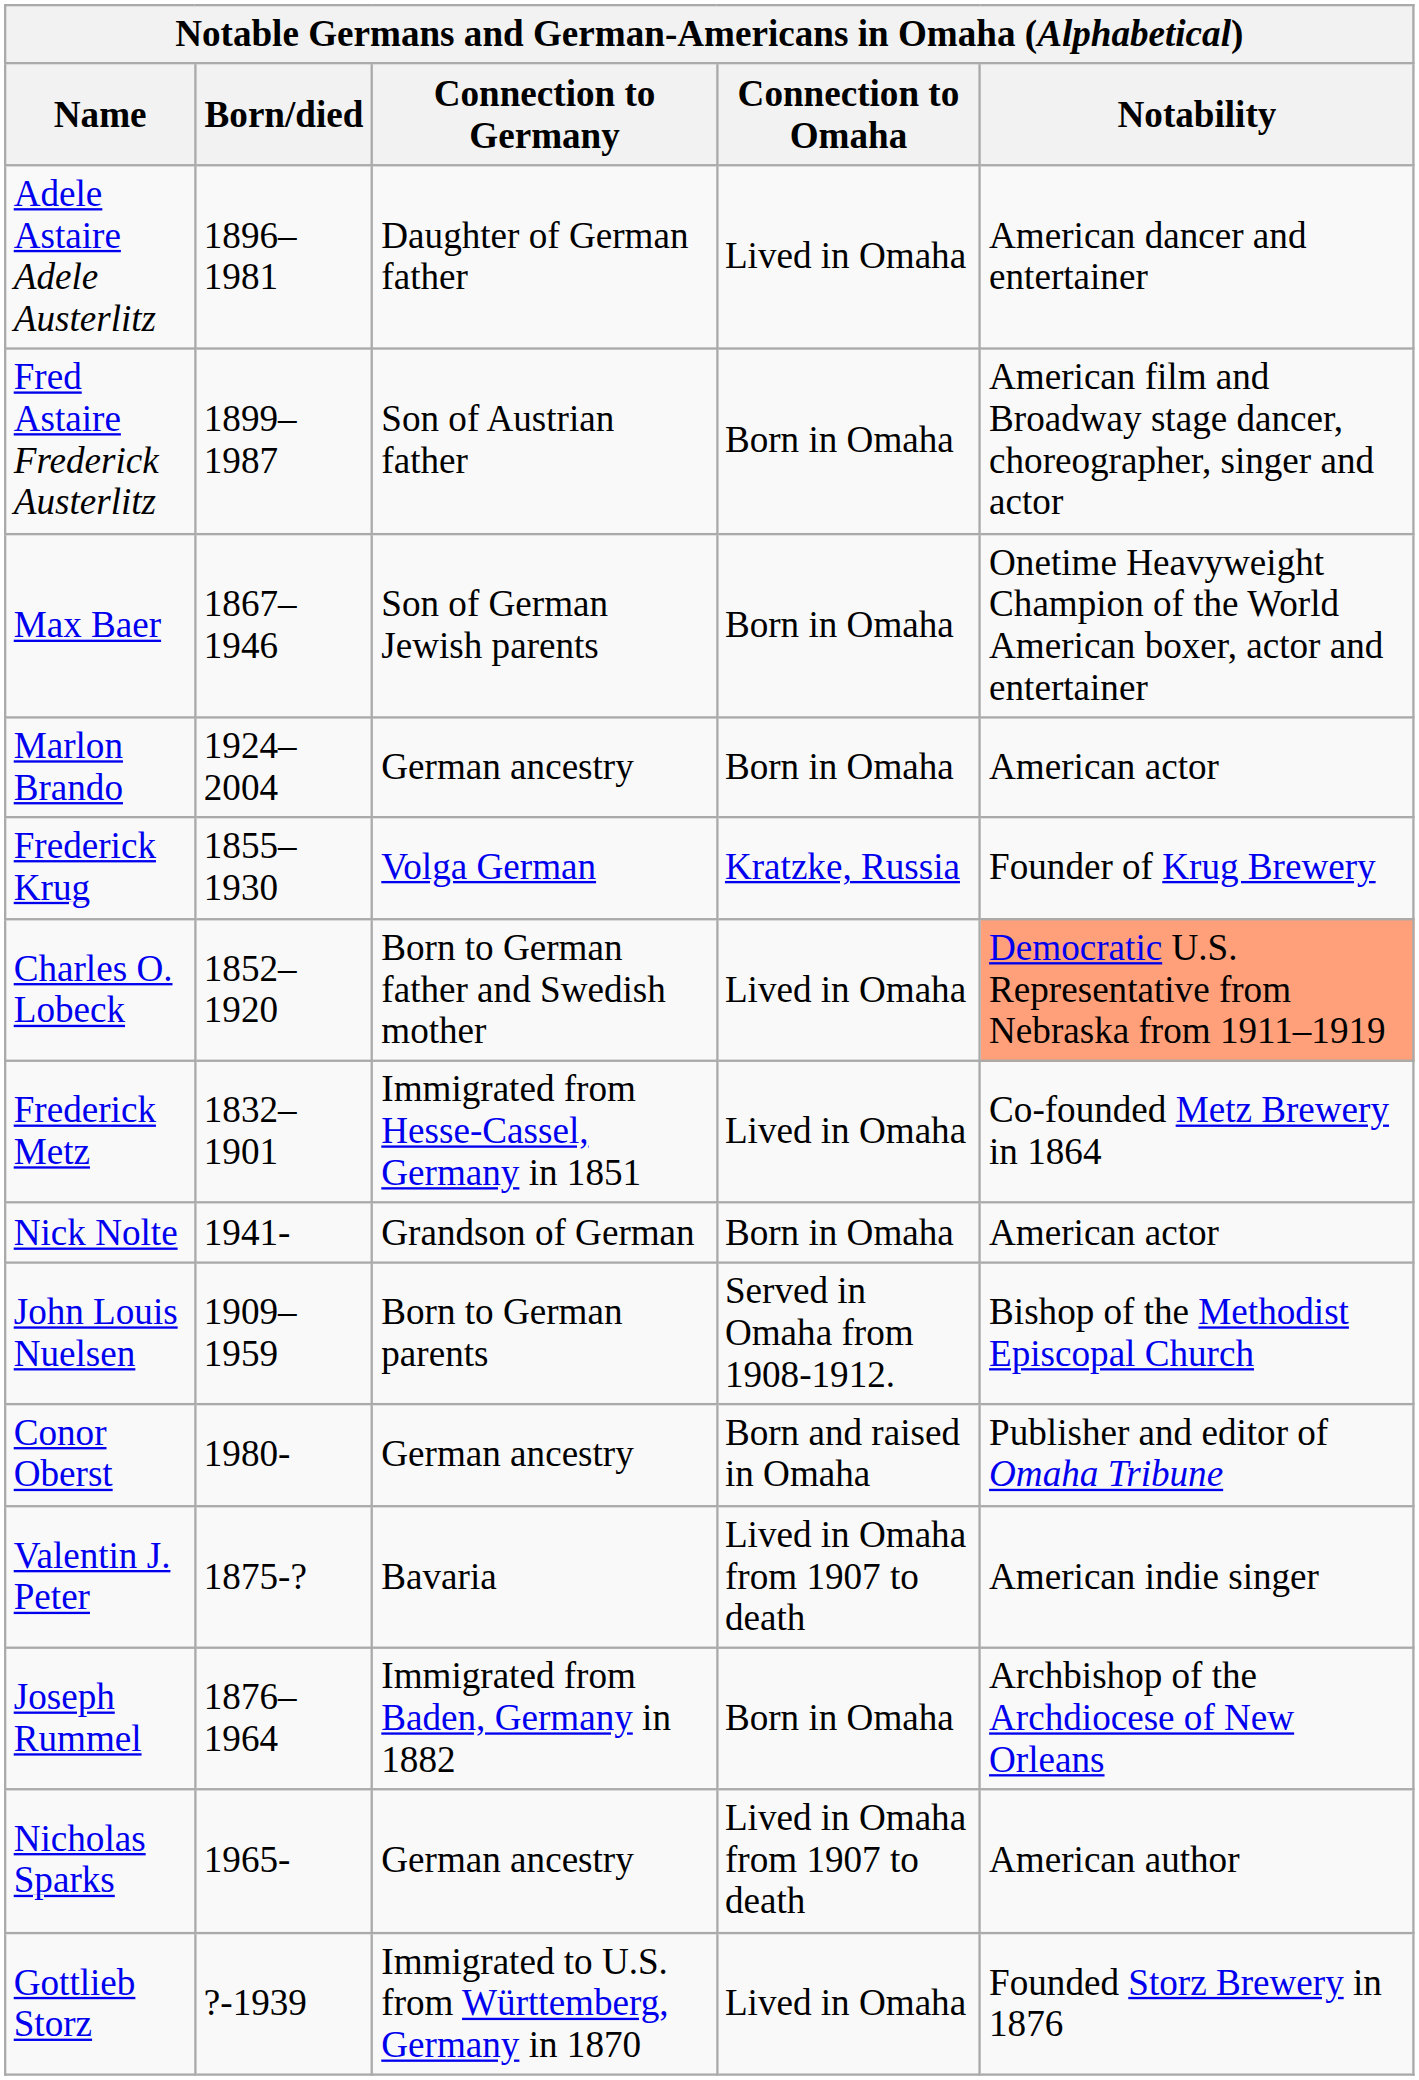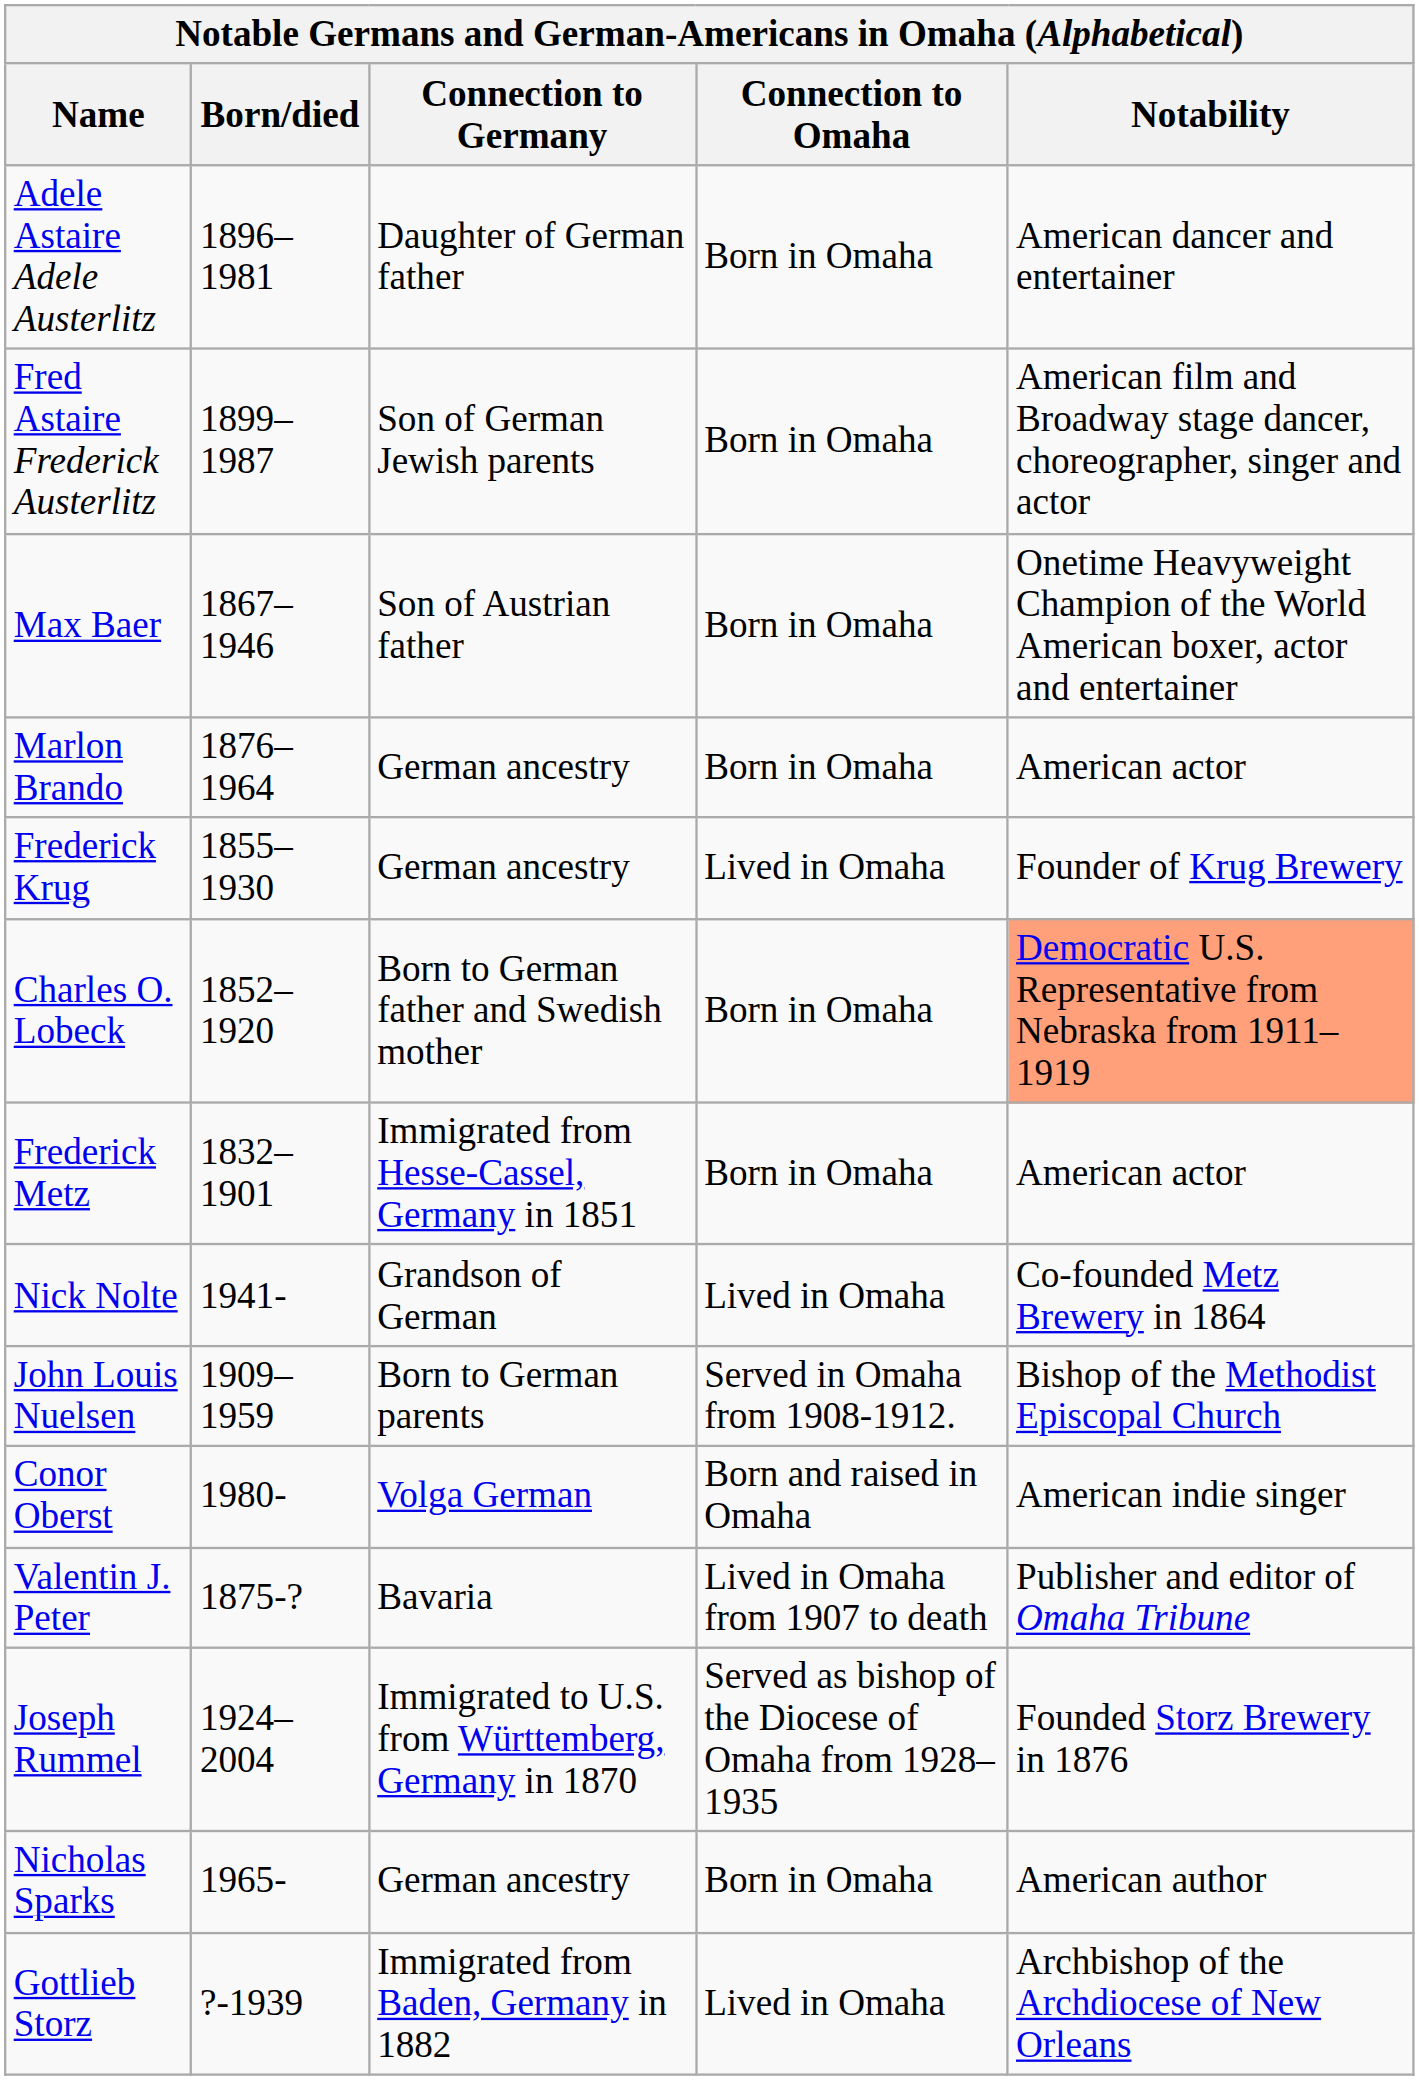(846, 256) Lived in Omaha -> (819, 256) Born in Omaha
(498, 440) Son of Austrian father -> (491, 440) Son of German Jewish parents
(495, 624) Son of German Jewish parents -> (494, 624) Son of Austrian father
(250, 766) 1924–2004 -> (246, 766) 1876–1964
(489, 867) Volga German -> (503, 867) German ancestry
(842, 867) Kratzke, Russia -> (825, 867) Lived in Omaha
(846, 988) Lived in Omaha -> (819, 1009) Born in Omaha
(846, 1131) Lived in Omaha -> (819, 1173) Born in Omaha
(1189, 1131) Co-founded Metz Brewery in 1864 -> (1131, 1173) American actor
(839, 1231) Born in Omaha -> (825, 1294) Lived in Omaha
(1104, 1231) American actor -> (1147, 1294) Co-founded Metz Brewery in 1864
(508, 1454) German ancestry -> (485, 1495) Volga German
(1159, 1454) Publisher and editor of Omaha Tribune -> (1181, 1495) American indie singer
(1154, 1575) American indie singer -> (1186, 1596) Publisher and editor of Omaha Tribune
(250, 1717) 1876–1964 -> (246, 1738) 1924–2004
(526, 1717) Immigrated from Baden, Germany in 1882 -> (521, 1738) Immigrated to U.S. from Württemberg, Germany in 1870
(839, 1717) Born in Omaha -> (850, 1738) Served as bishop of the Diocese of Omaha from 1928–1935
(1142, 1717) Archbishop of the Archdiocese of New Orleans -> (1193, 1738) Founded Storz Brewery in 1876
(846, 1860) Lived in Omaha from 1907 to death -> (819, 1881) Born in Omaha
(525, 2002) Immigrated to U.S. from Württemberg, Germany in 1870 -> (522, 2002) Immigrated from Baden, Germany in 1882
(1185, 2002) Founded Storz Brewery in 1876 -> (1169, 2002) Archbishop of the Archdiocese of New Orleans
